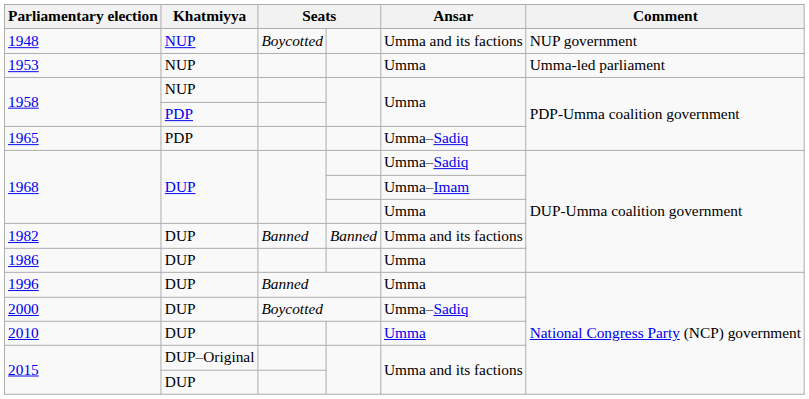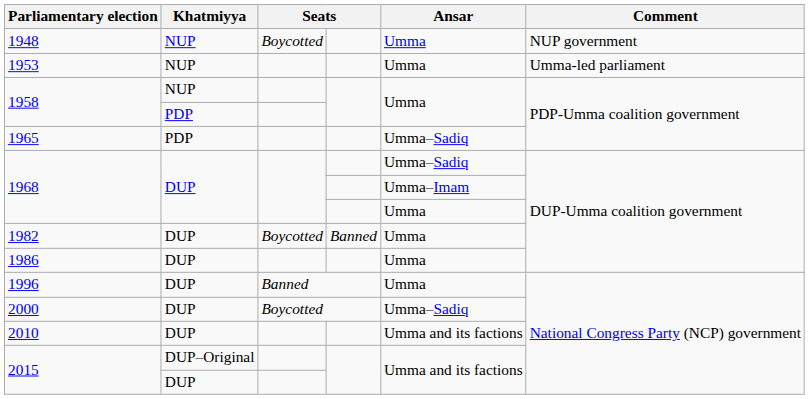(453, 41) Umma and its factions -> (405, 41) Umma
(285, 235) Banned -> (292, 235) Boycotted
(453, 235) Umma and its factions -> (405, 235) Umma
(405, 333) Umma -> (453, 333) Umma and its factions
